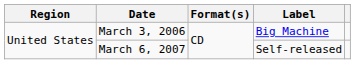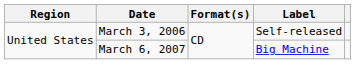(292, 31) Big Machine -> (299, 31) Self-released
(299, 49) Self-released -> (292, 49) Big Machine
